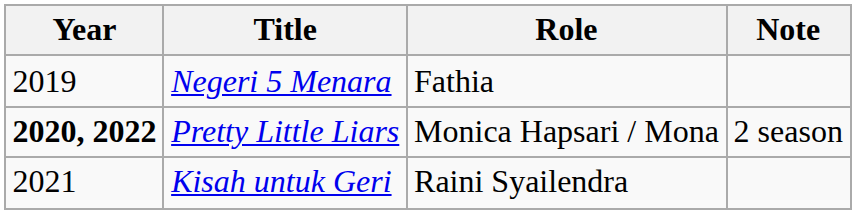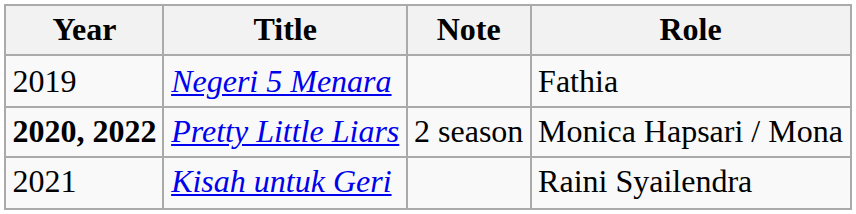columns swapped: (566, 29) <-> (788, 29)
